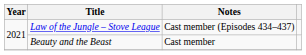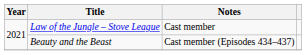(229, 27) Cast member (Episodes 434–437) -> (190, 27) Cast member
(190, 42) Cast member -> (229, 42) Cast member (Episodes 434–437)
